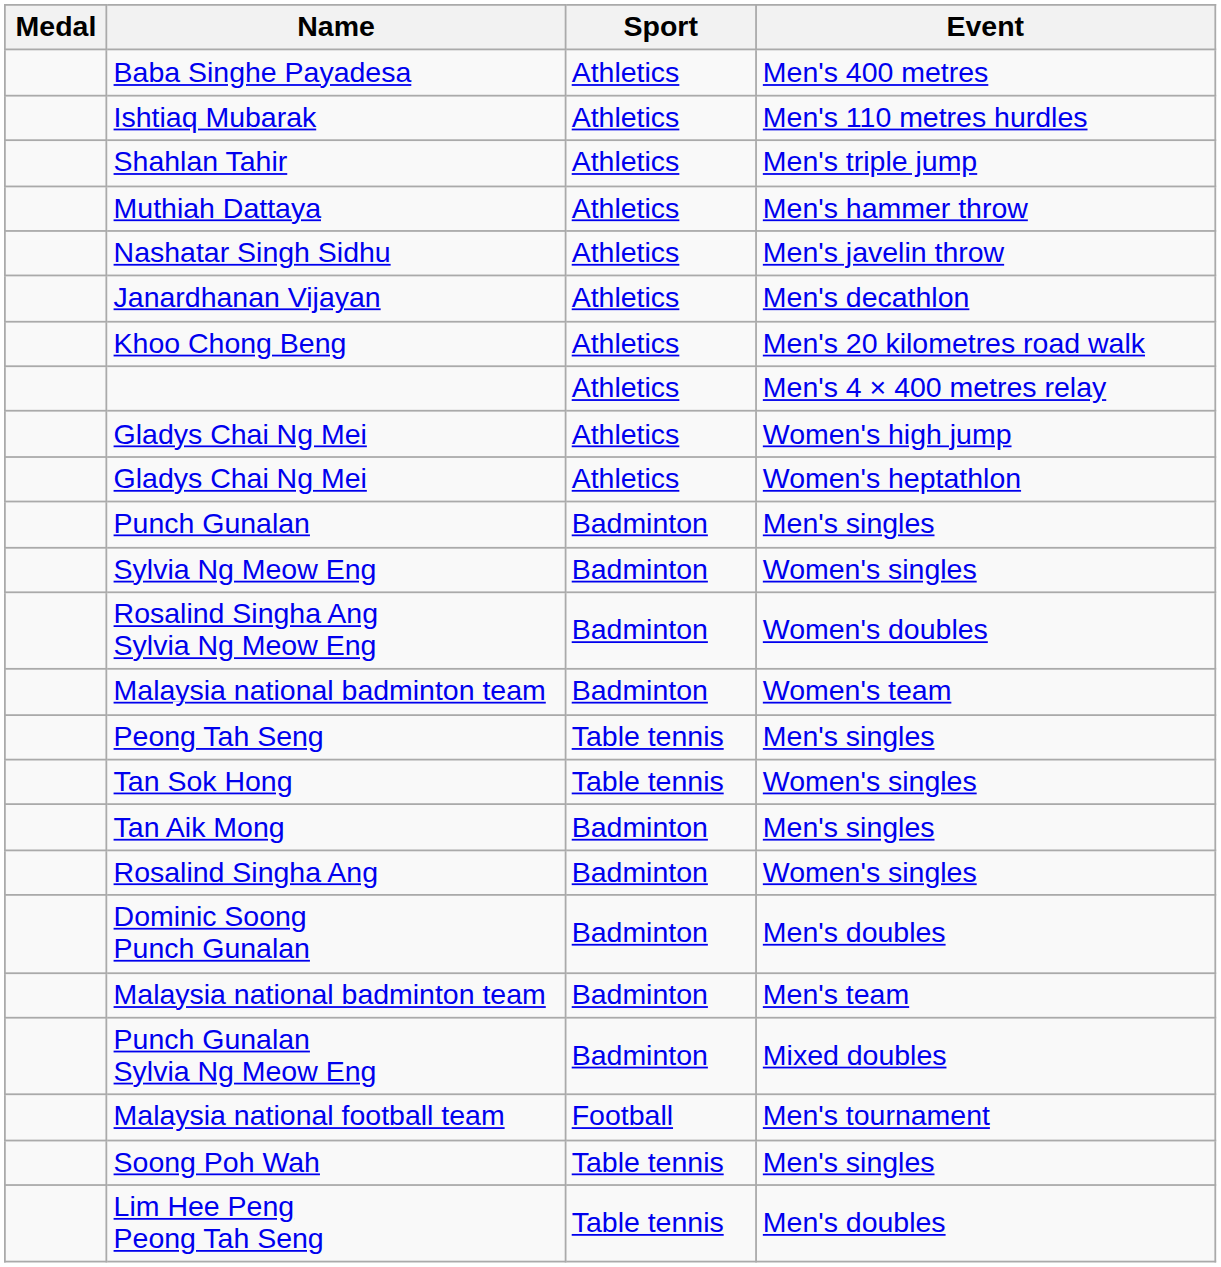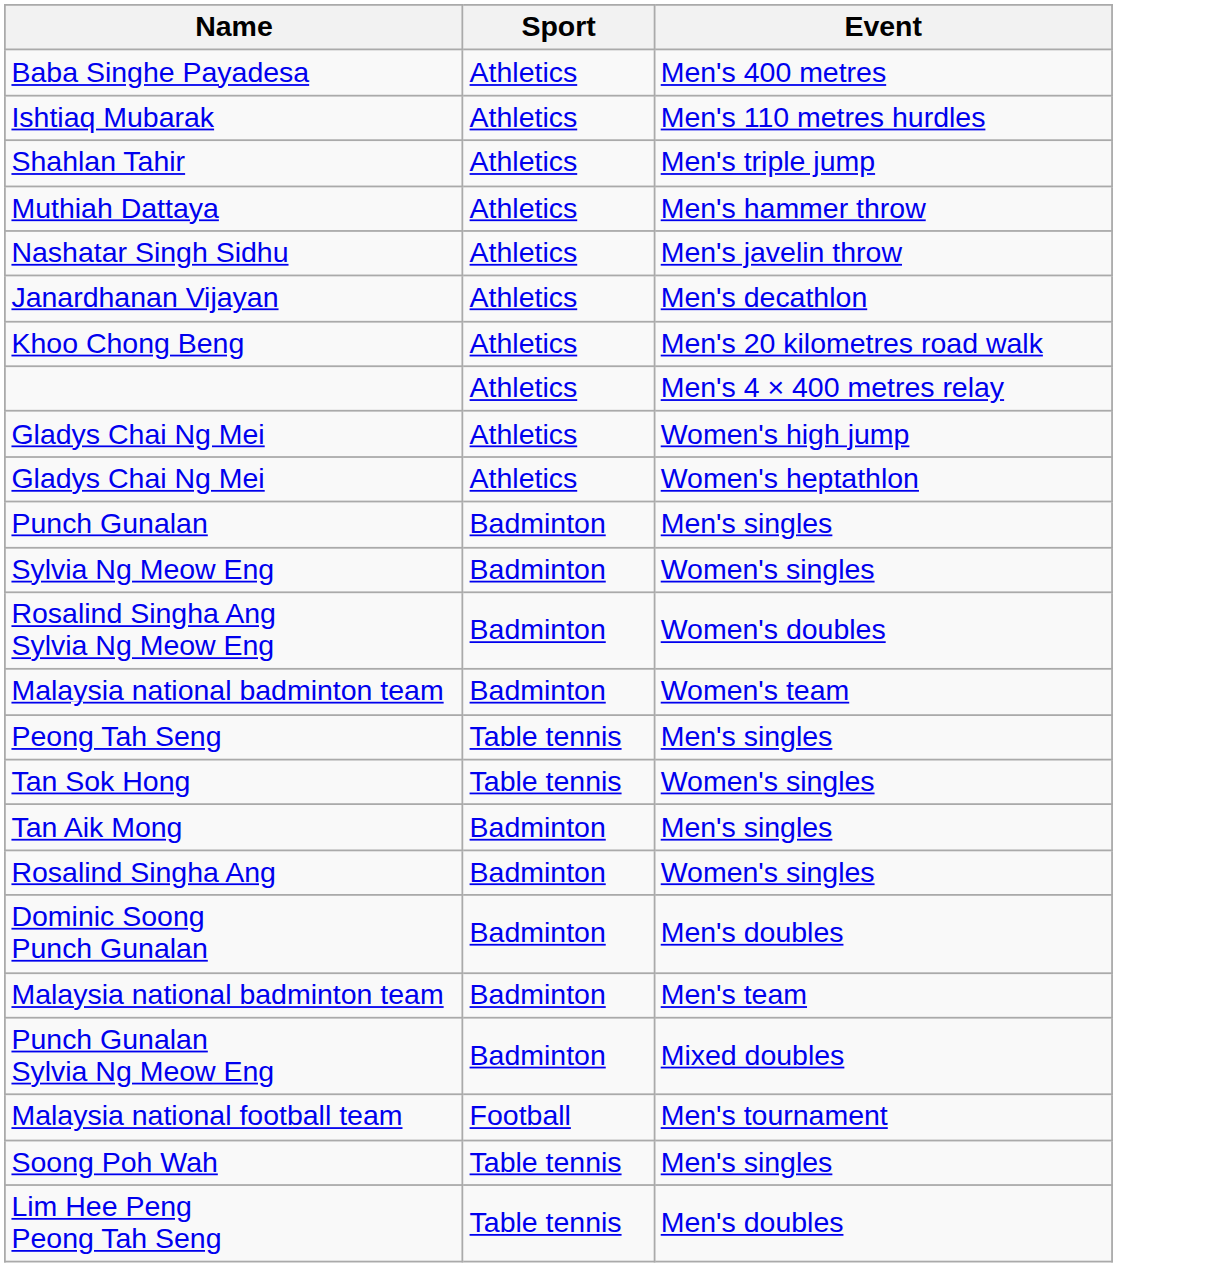- column: (56, 27)
